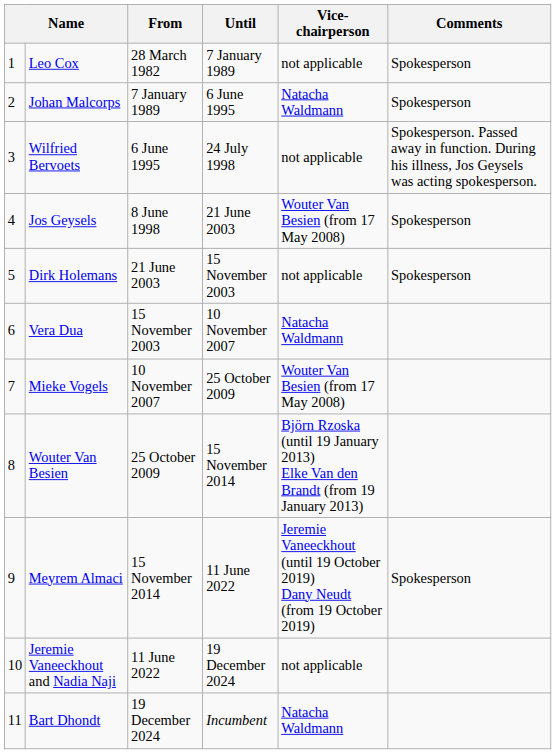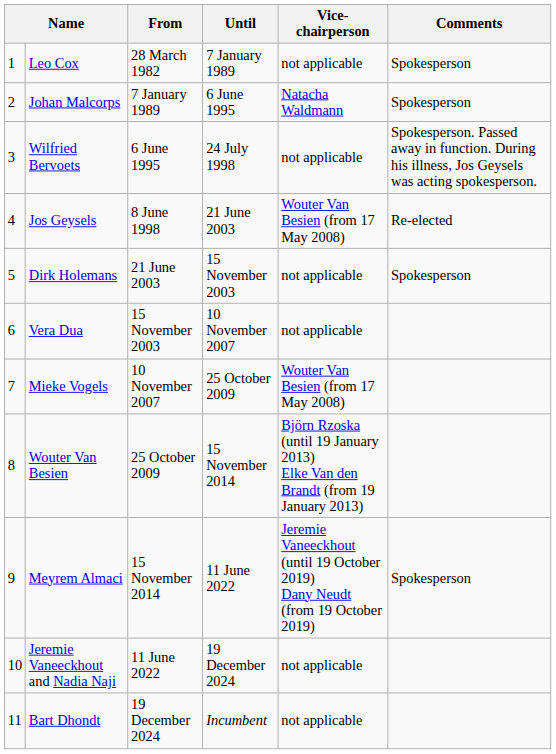(431, 220) Spokesperson -> (422, 220) Re-elected
(312, 331) Natacha Waldmann -> (322, 331) not applicable
(312, 720) Natacha Waldmann -> (322, 720) not applicable
